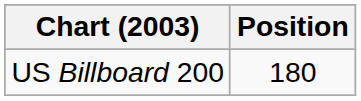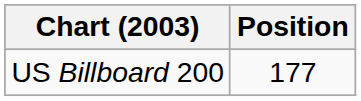(293, 71) 180 -> (293, 71) 177
